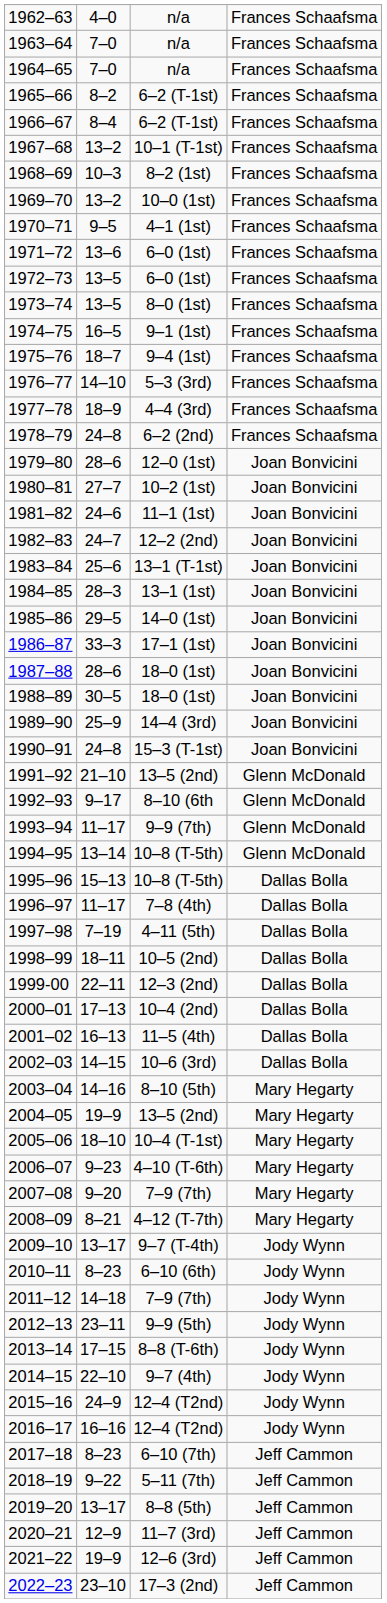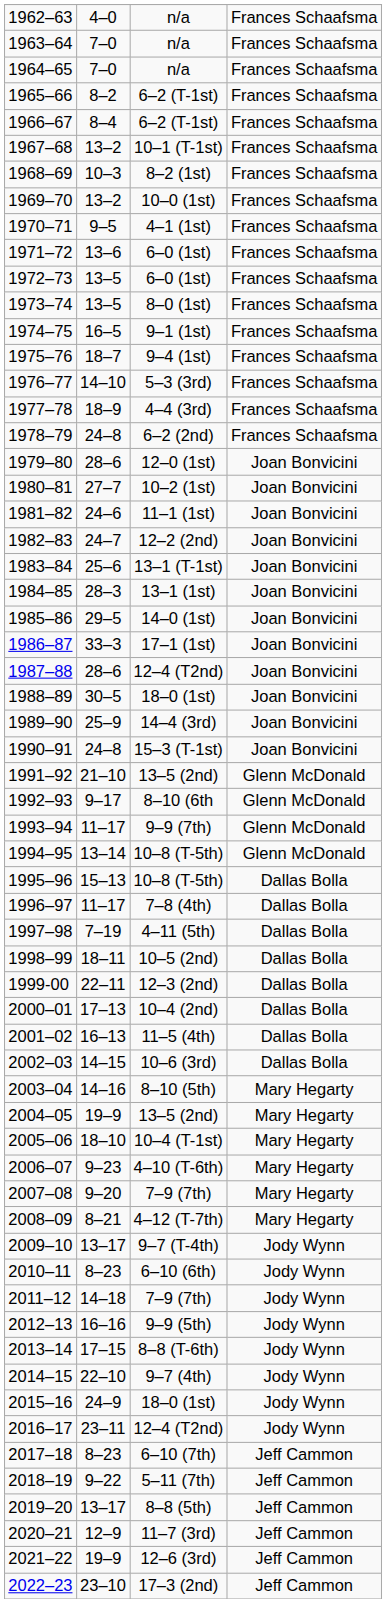(178, 670) 18–0 (1st) -> (178, 670) 12–4 (T2nd)
(103, 1324) 23–11 -> (103, 1324) 16–16
(178, 1402) 12–4 (T2nd) -> (178, 1402) 18–0 (1st)
(103, 1428) 16–16 -> (103, 1428) 23–11
